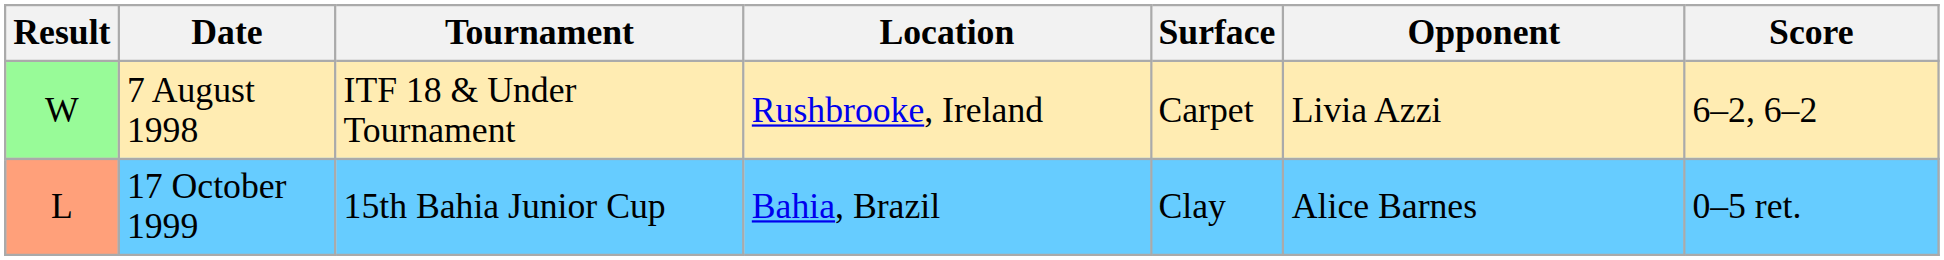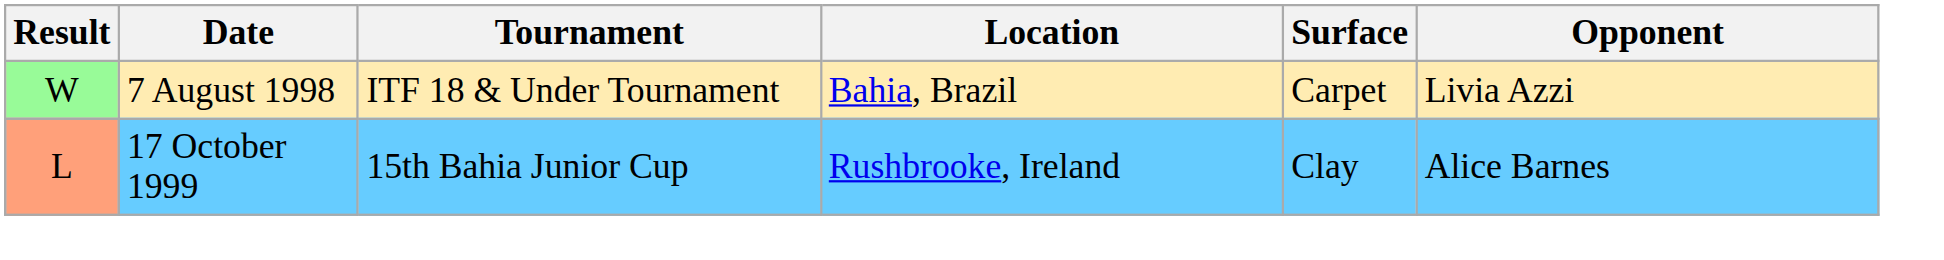- column: (1811, 32)
(897, 109) Rushbrooke, Ireland -> (923, 89) Bahia, Brazil
(846, 206) Bahia, Brazil -> (974, 166) Rushbrooke, Ireland
